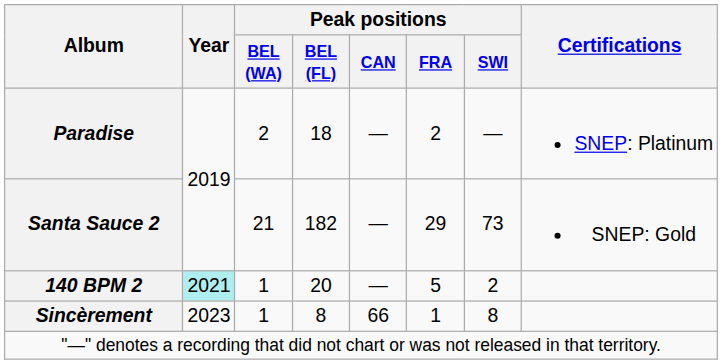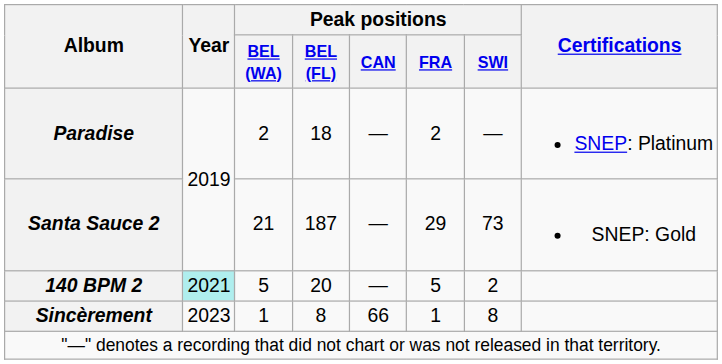(321, 224) 182 -> (321, 224) 187
(264, 285) 1 -> (264, 285) 5
